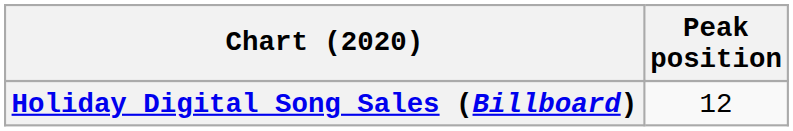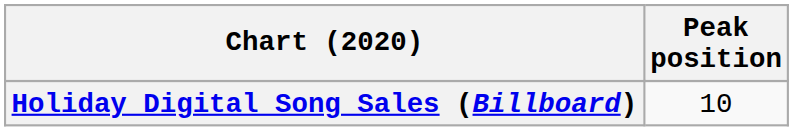(716, 104) 12 -> (716, 104) 10
